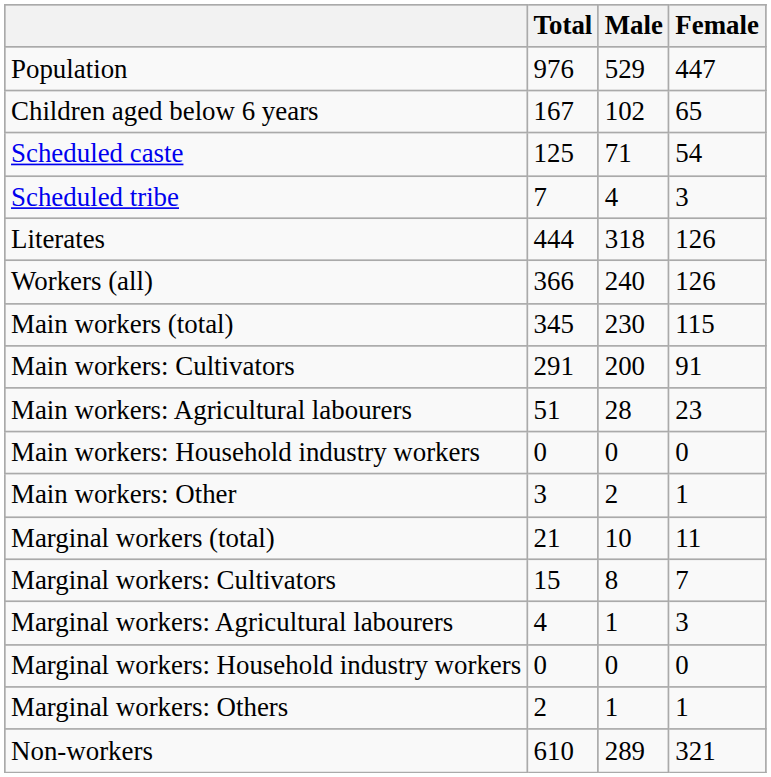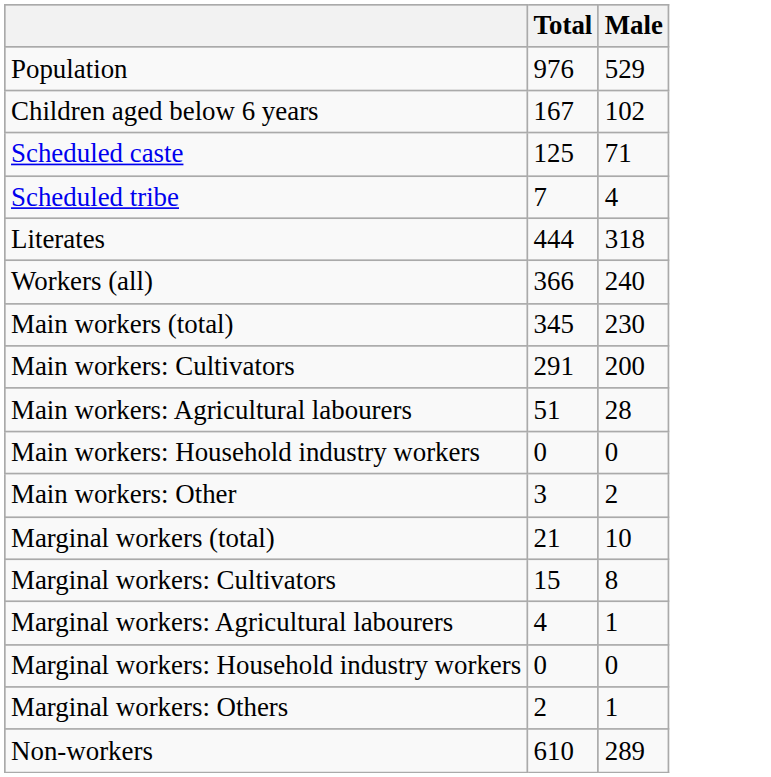- column: (717, 25)
